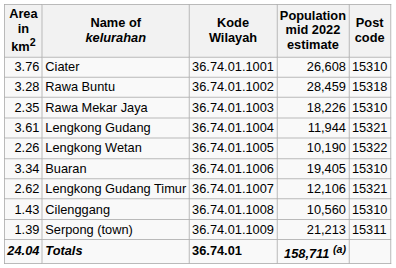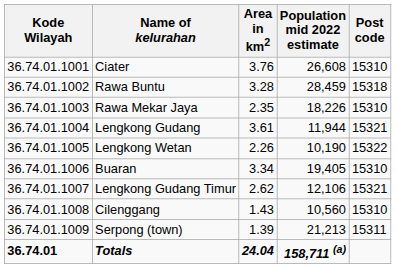columns swapped: (233, 30) <-> (23, 30)
